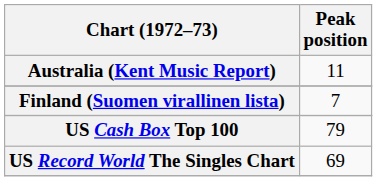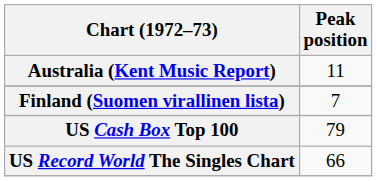(336, 160) 69 -> (336, 160) 66
